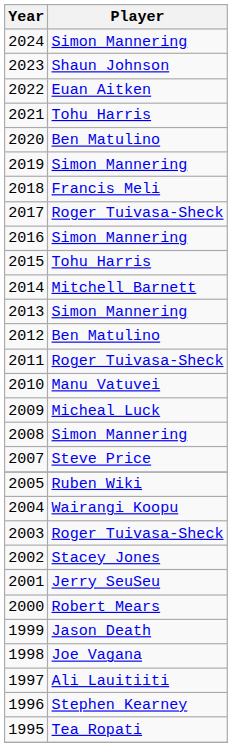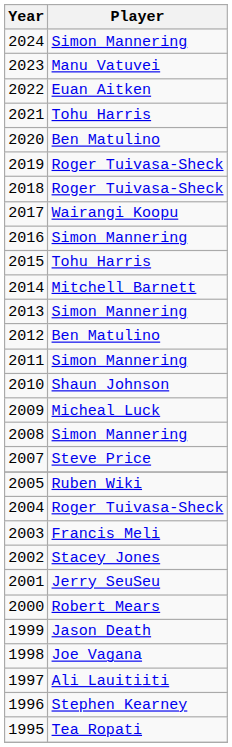(110, 66) Shaun Johnson -> (106, 66) Manu Vatuvei
(119, 164) Simon Mannering -> (138, 164) Roger Tuivasa-Sheck
(106, 189) Francis Meli -> (138, 189) Roger Tuivasa-Sheck
(138, 213) Roger Tuivasa-Sheck -> (115, 213) Wairangi Koopu
(138, 361) Roger Tuivasa-Sheck -> (119, 361) Simon Mannering
(106, 386) Manu Vatuvei -> (110, 386) Shaun Johnson
(115, 508) Wairangi Koopu -> (138, 508) Roger Tuivasa-Sheck
(138, 533) Roger Tuivasa-Sheck -> (106, 533) Francis Meli
